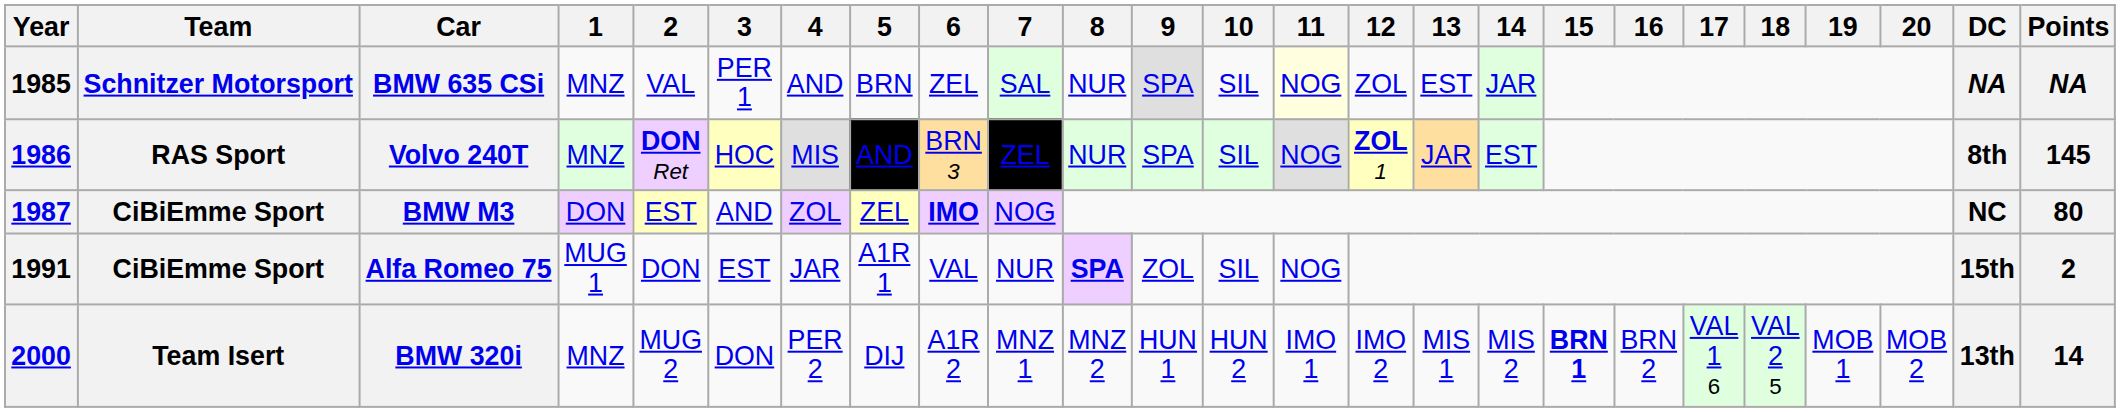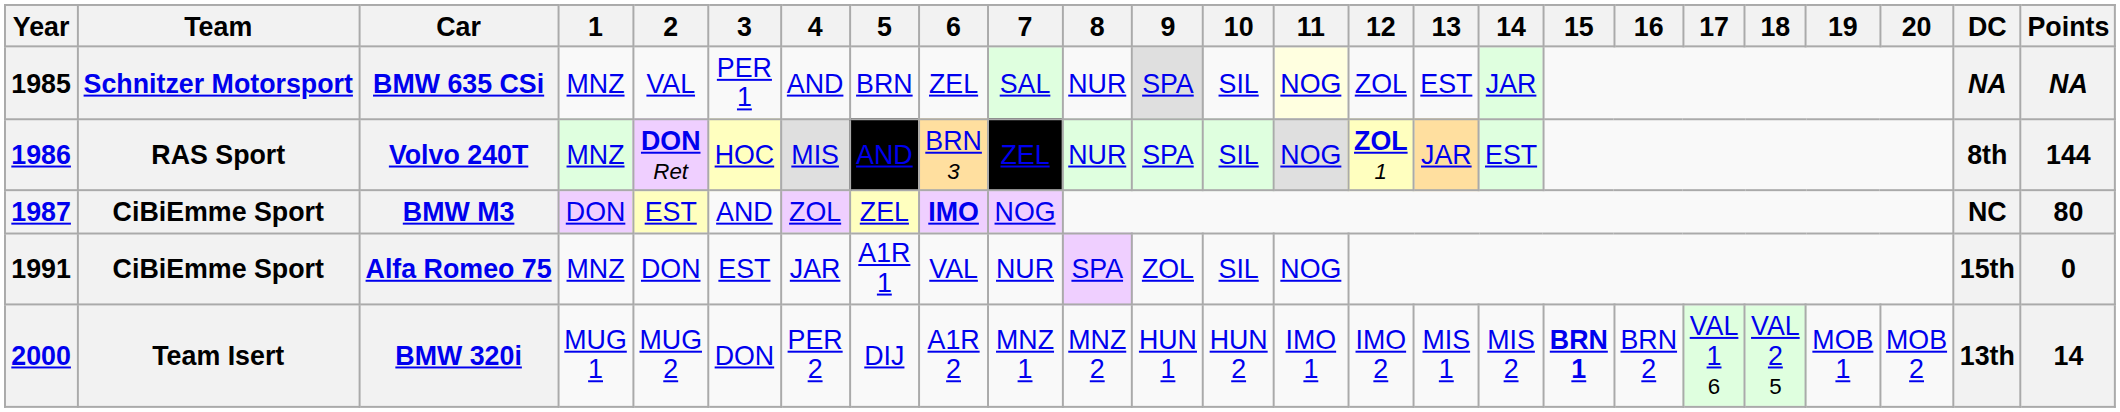(2068, 154) 145 -> (2068, 154) 144
(596, 268) MUG 1 -> (596, 268) MNZ
(1097, 268) bold -> (1097, 268) normal
(2068, 268) 2 -> (2068, 268) 0
(596, 355) MNZ -> (596, 355) MUG 1
